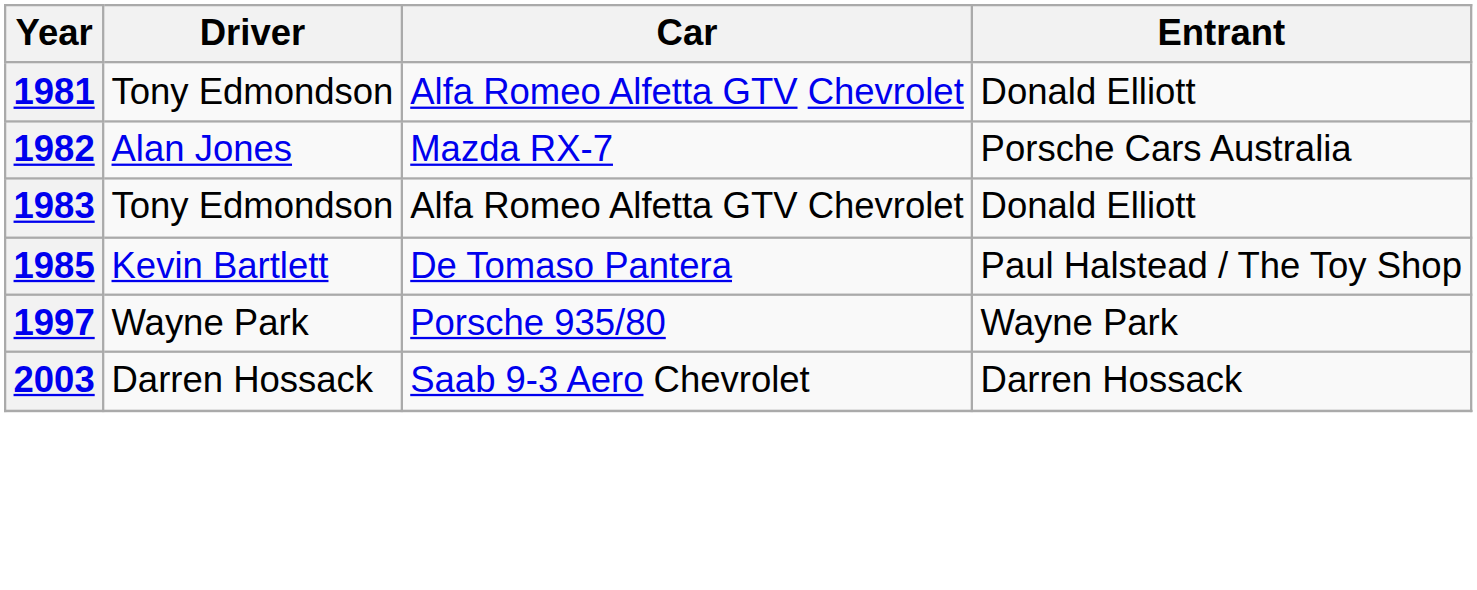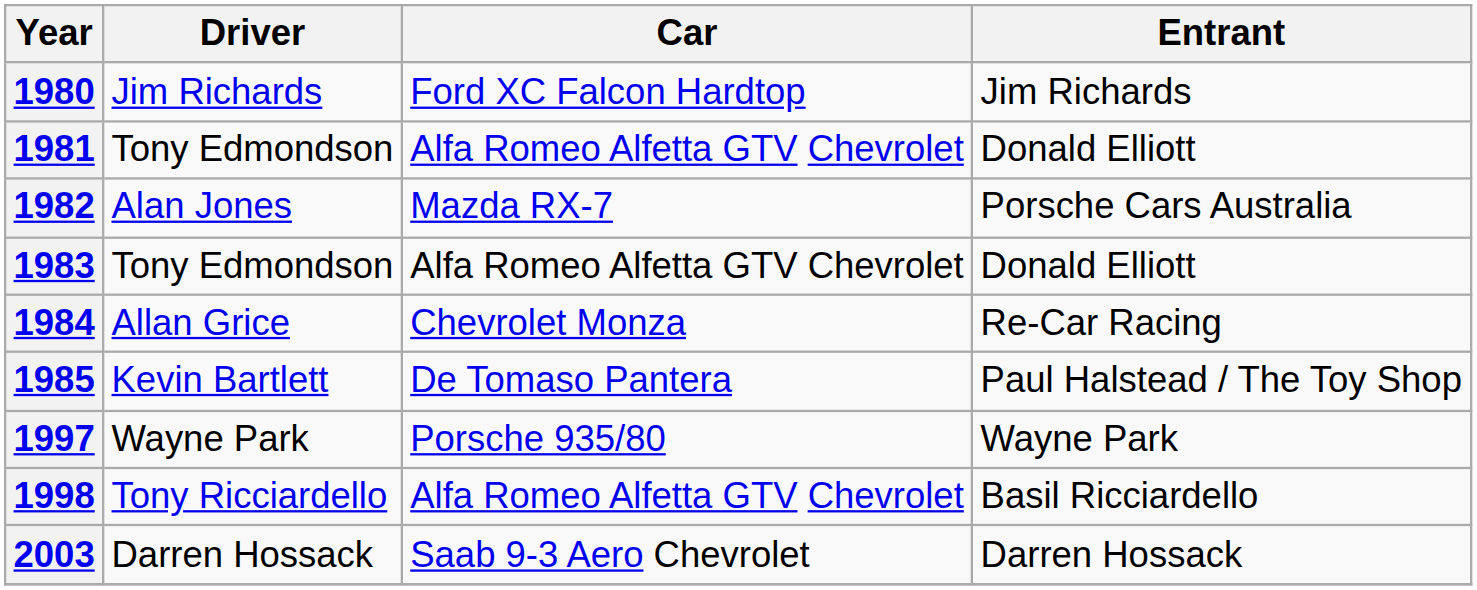+ row: (54, 91)
+ row: (54, 322)
+ row: (54, 496)
